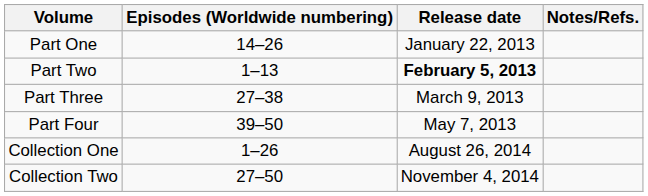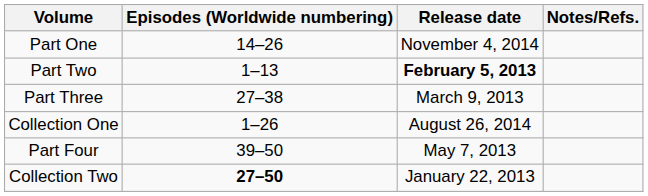(470, 44) January 22, 2013 -> (470, 44) November 4, 2014
rows swapped: (63, 124) <-> (63, 151)
(260, 177) normal -> (260, 177) bold
(470, 177) November 4, 2014 -> (470, 177) January 22, 2013
